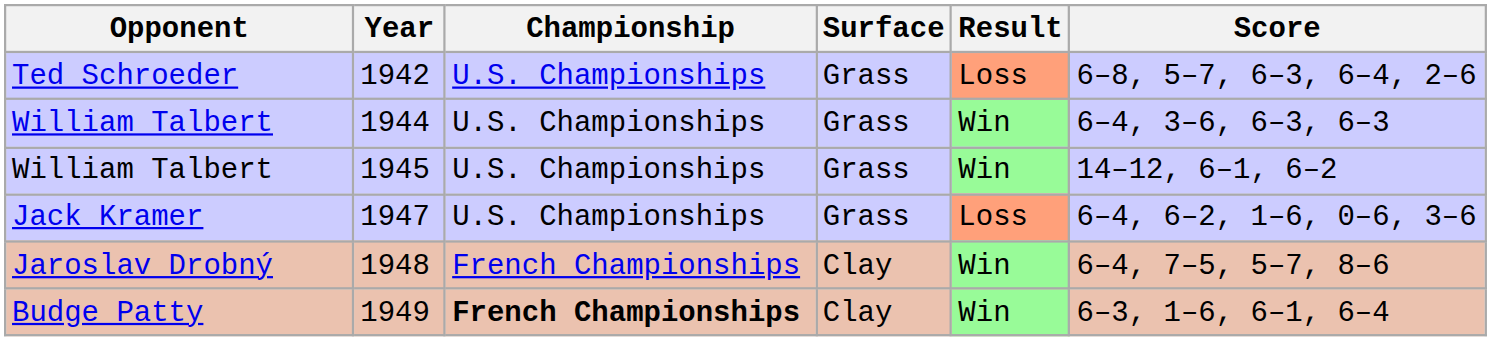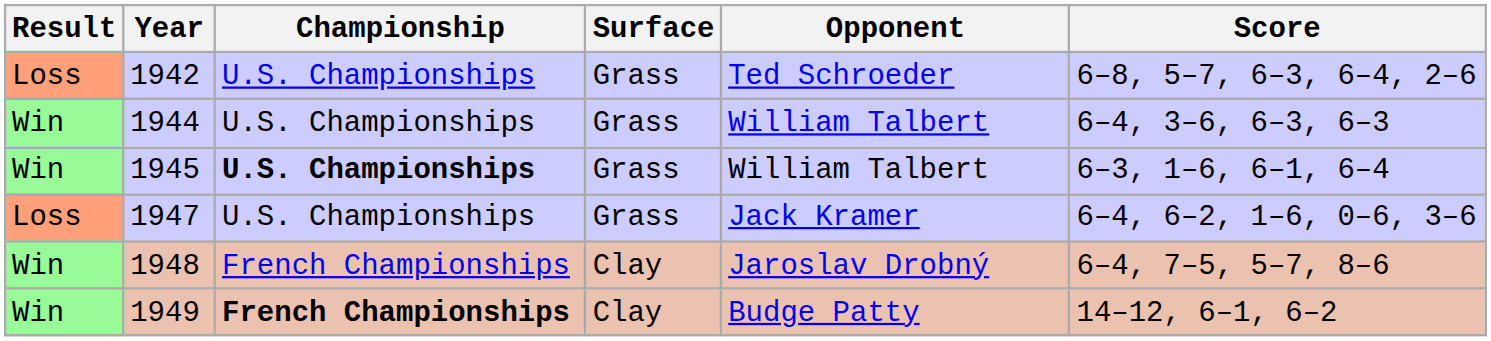columns swapped: (1011, 29) <-> (179, 29)
(609, 170) normal -> (379, 170) bold
(1207, 170) 14–12, 6–1, 6–2 -> (1233, 170) 6–3, 1–6, 6–1, 6–4
(1233, 312) 6–3, 1–6, 6–1, 6–4 -> (1207, 312) 14–12, 6–1, 6–2
